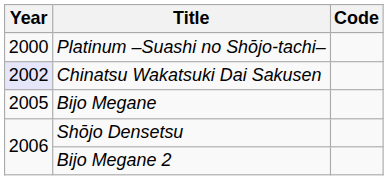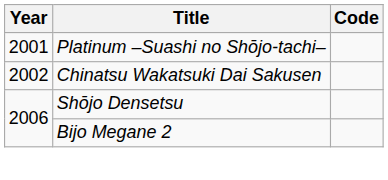(29, 47) 2000 -> (29, 47) 2001
(29, 75) lavender background -> (29, 75) no background
- row: (107, 103)
